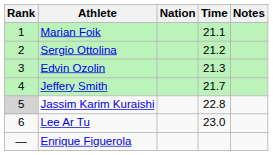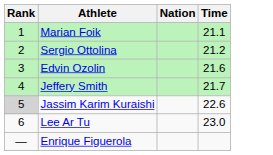- column: (249, 13)
(214, 68) 21.3 -> (214, 68) 21.6
(214, 104) 22.8 -> (214, 104) 22.6
